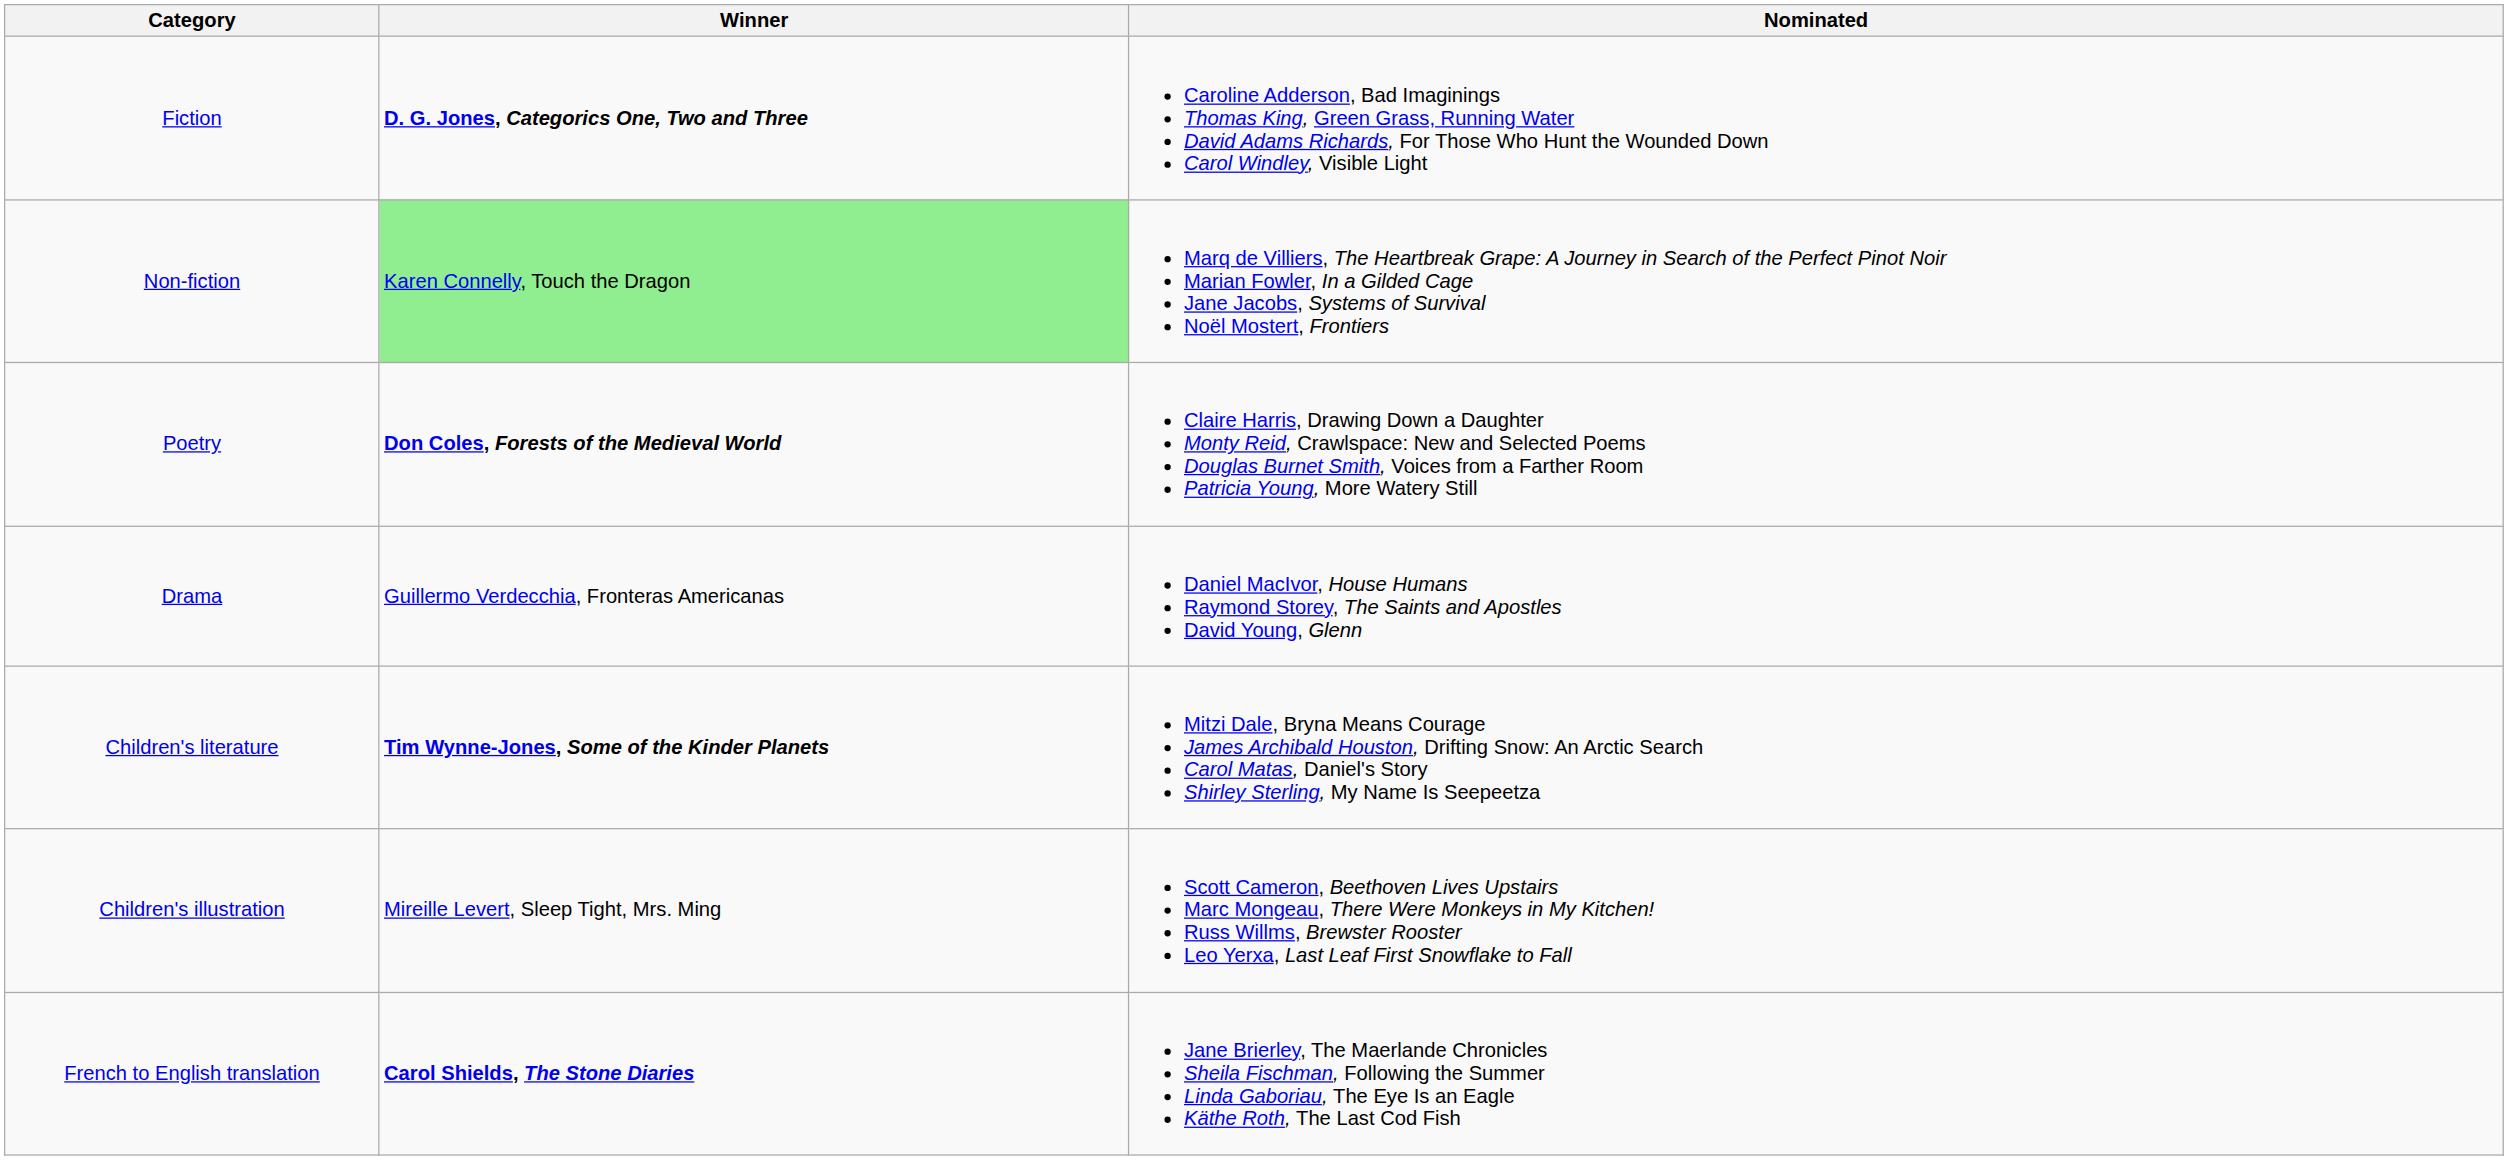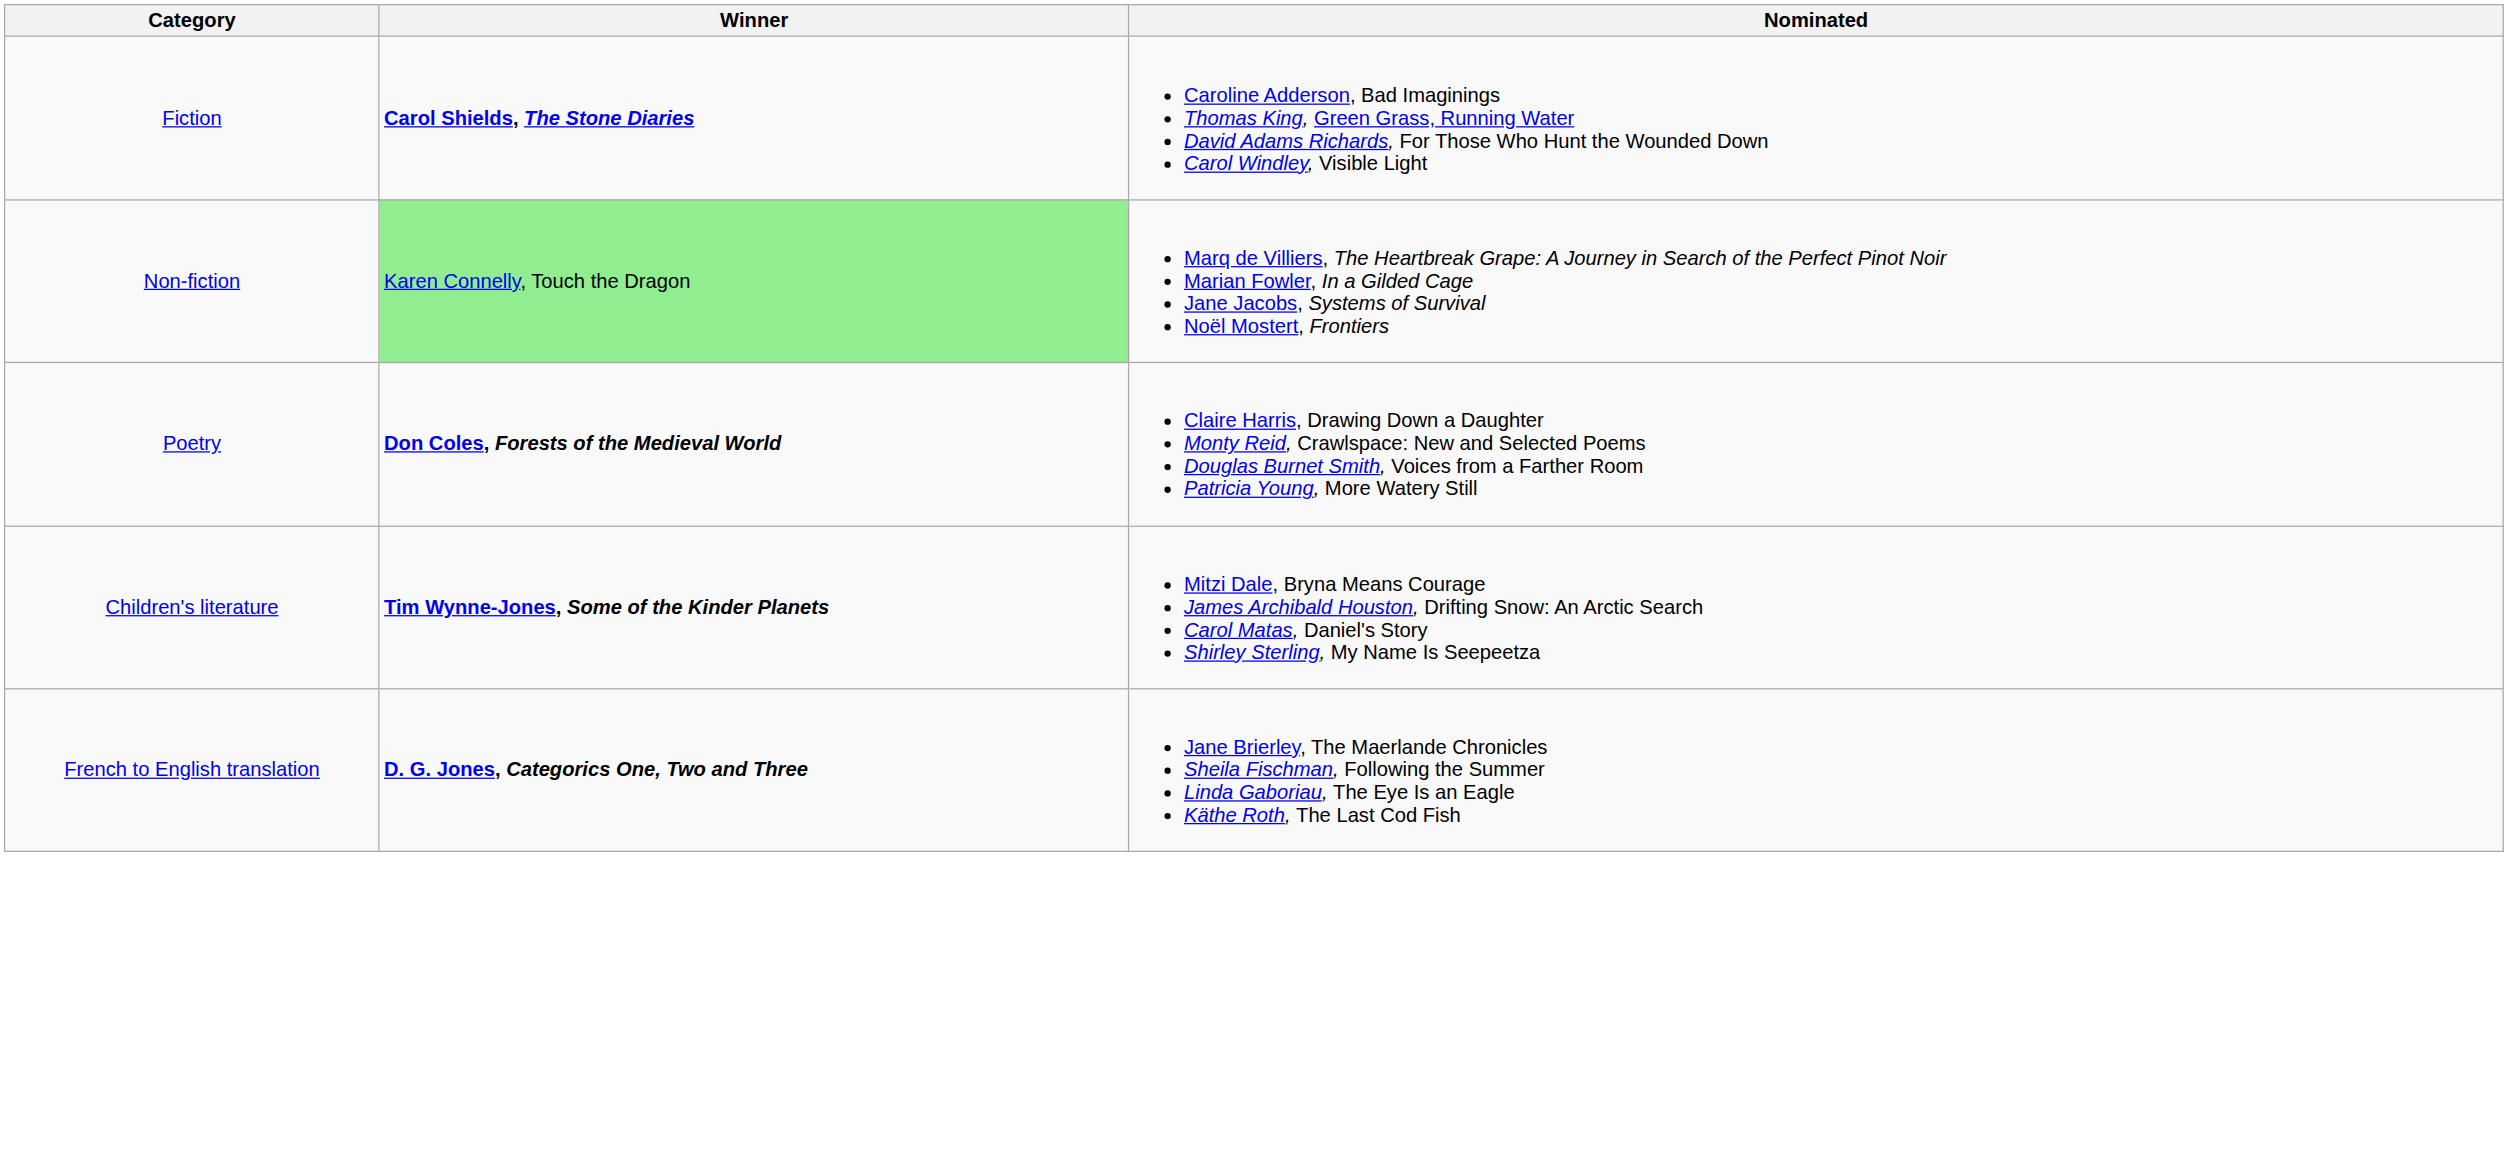(596, 117) D. G. Jones, Categorics One, Two and Three -> (539, 117) Carol Shields, The Stone Diaries
- row: (192, 595)
- row: (192, 910)
(539, 1073) Carol Shields, The Stone Diaries -> (596, 770) D. G. Jones, Categorics One, Two and Three
